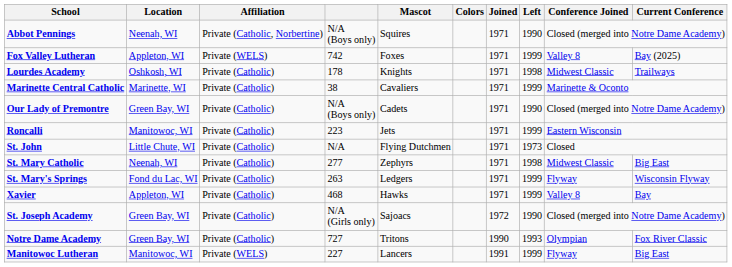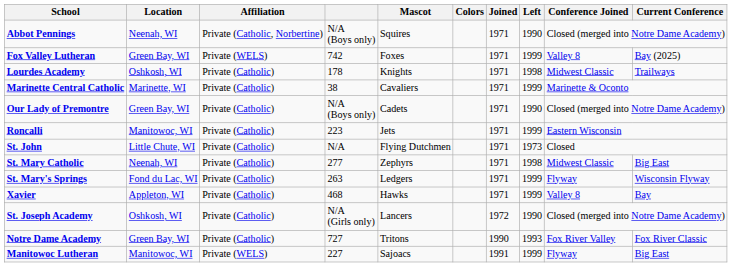(156, 55) Appleton, WI -> (159, 55) Green Bay, WI
(159, 216) Green Bay, WI -> (155, 216) Oshkosh, WI
(395, 216) Sajoacs -> (396, 216) Lancers
(567, 238) Olympian -> (581, 238) Fox River Valley
(396, 254) Lancers -> (395, 254) Sajoacs
